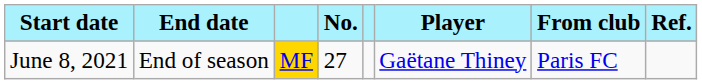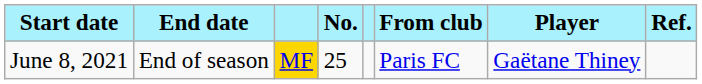columns swapped: (453, 22) <-> (589, 22)
(335, 59) 27 -> (335, 59) 25
